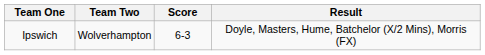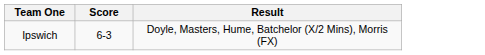- column: (115, 12)
